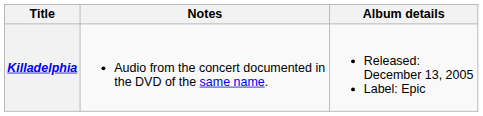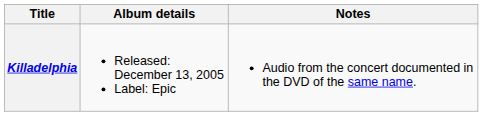columns swapped: (404, 14) <-> (205, 14)
